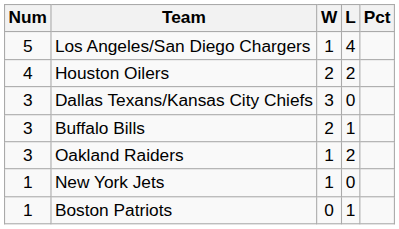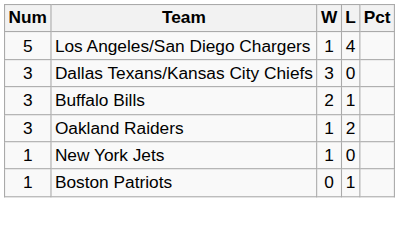- row: (112, 73)
